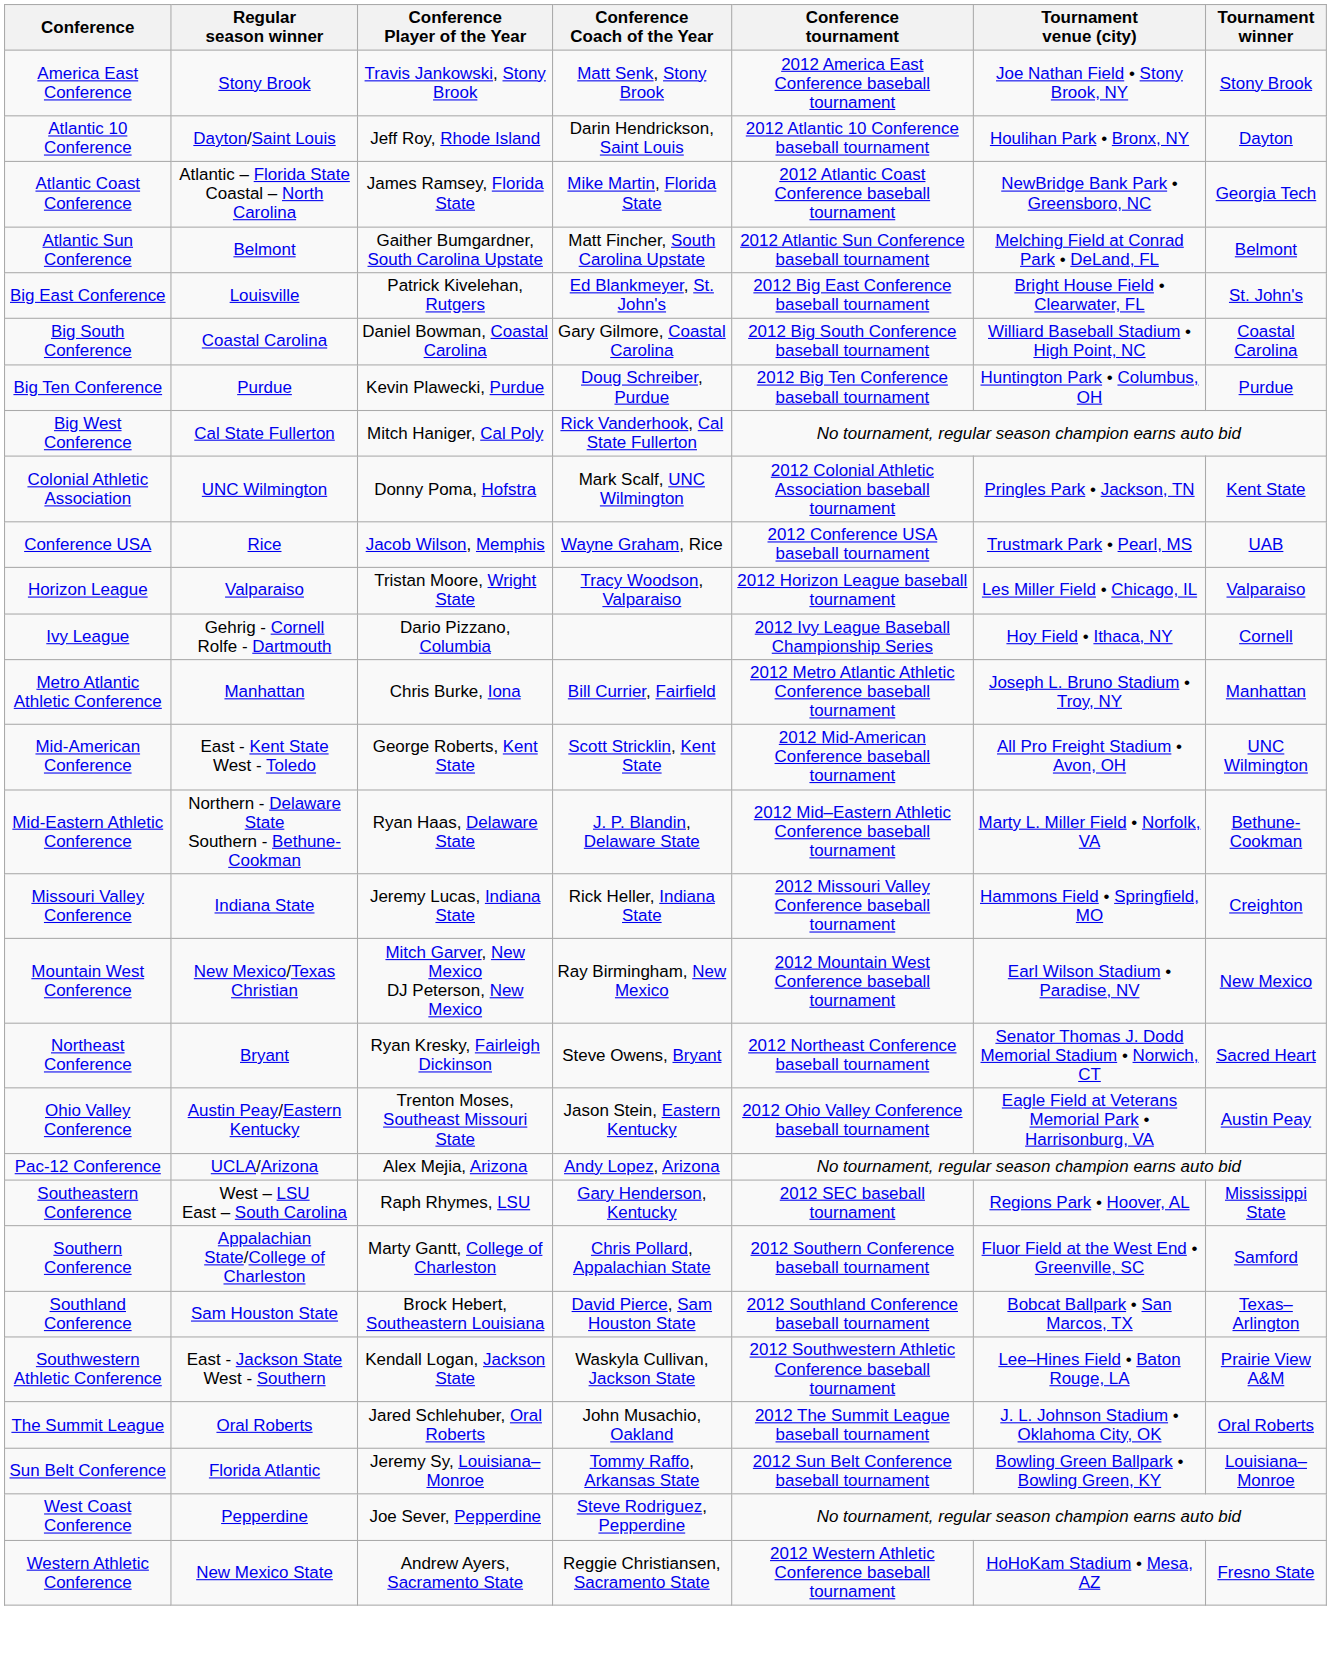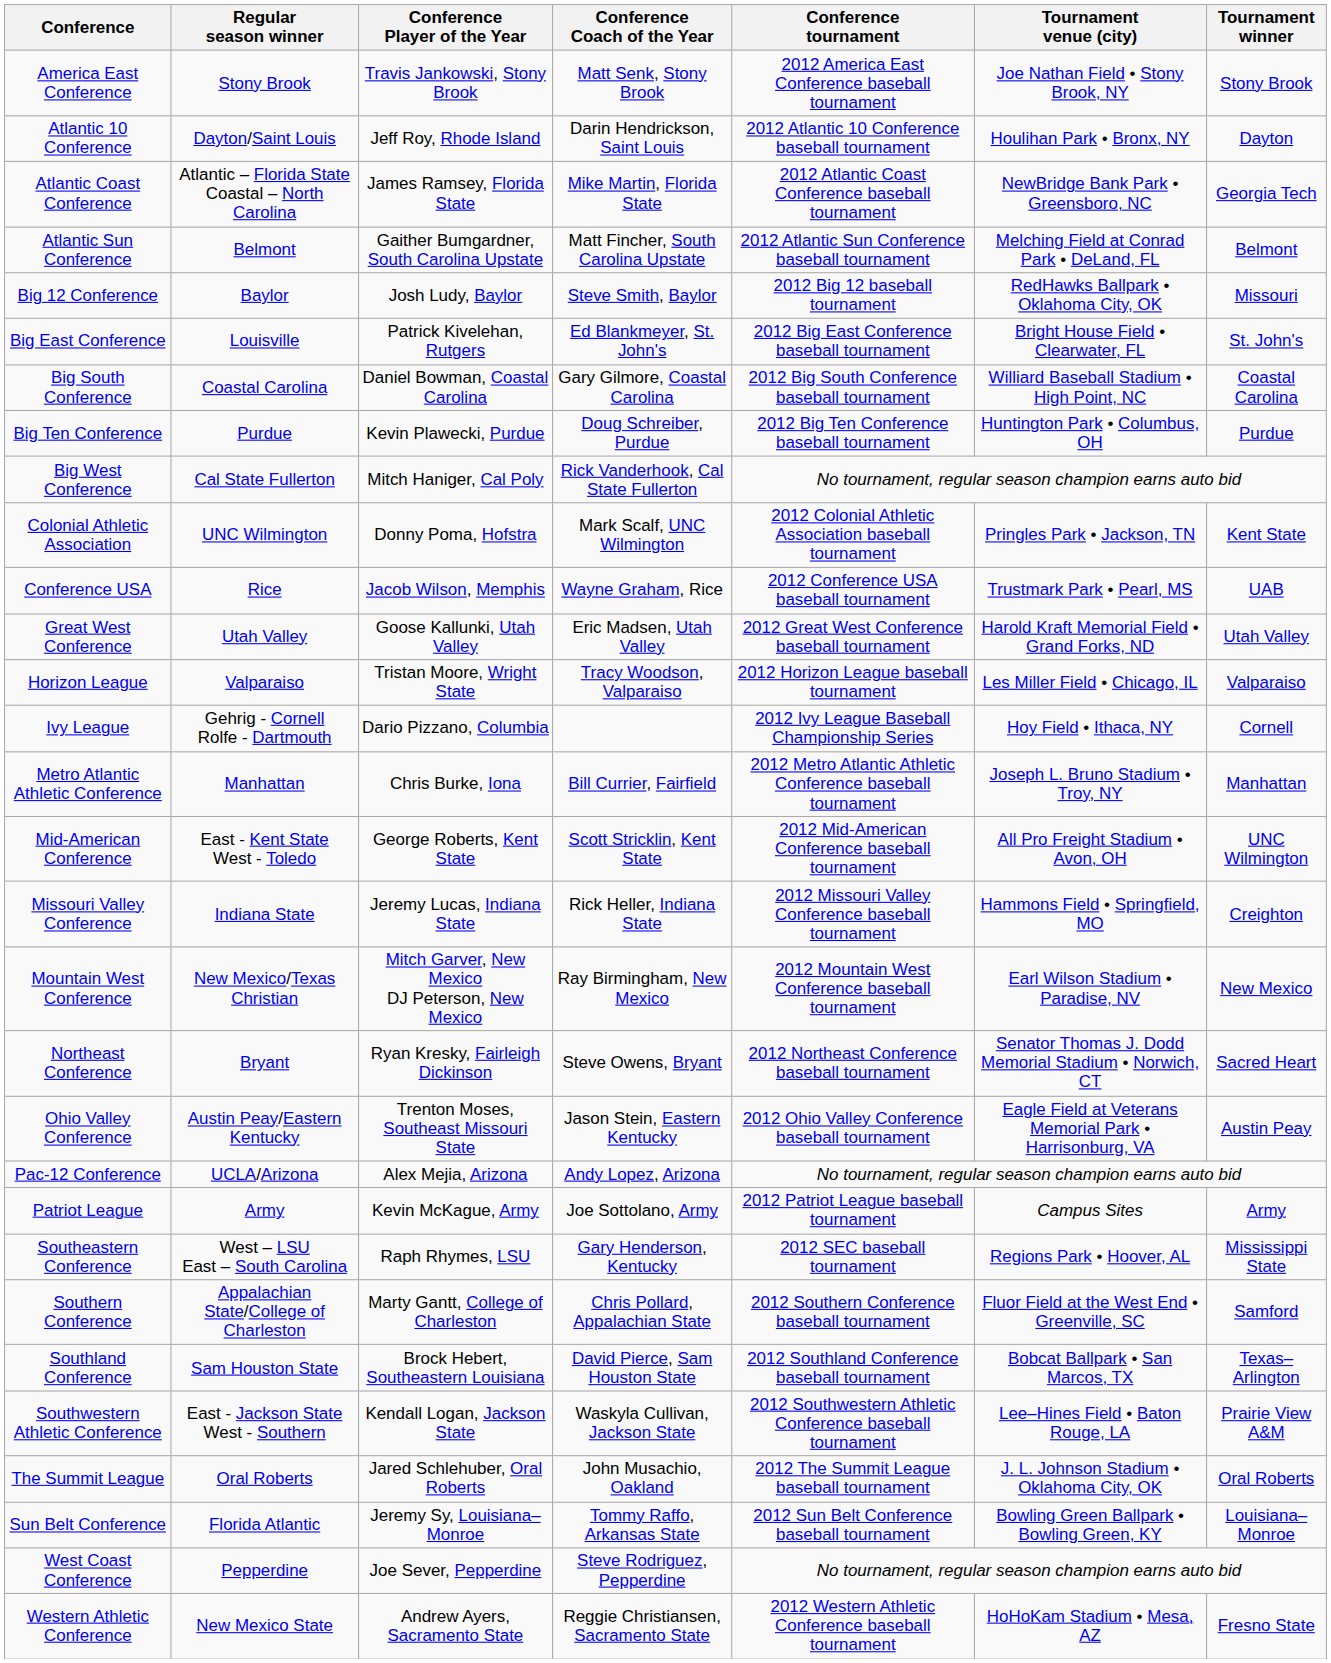+ row: (88, 295)
+ row: (88, 636)
- row: (88, 831)
+ row: (88, 1210)
